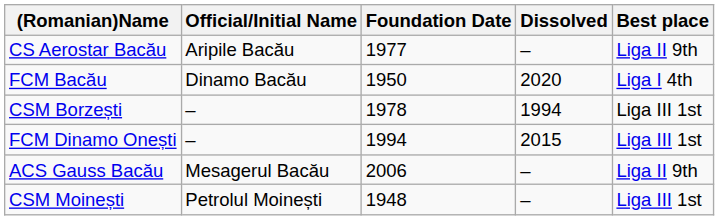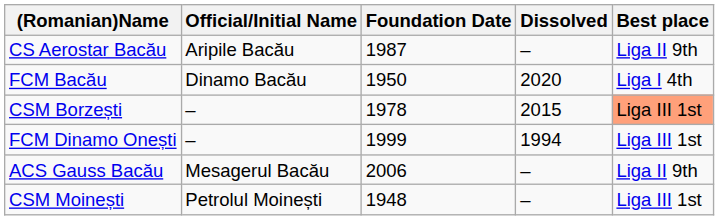(386, 50) 1977 -> (386, 50) 1987
(541, 110) 1994 -> (541, 110) 2015
(659, 110) no background -> (659, 110) lightsalmon background
(386, 140) 1994 -> (386, 140) 1999
(541, 140) 2015 -> (541, 140) 1994
